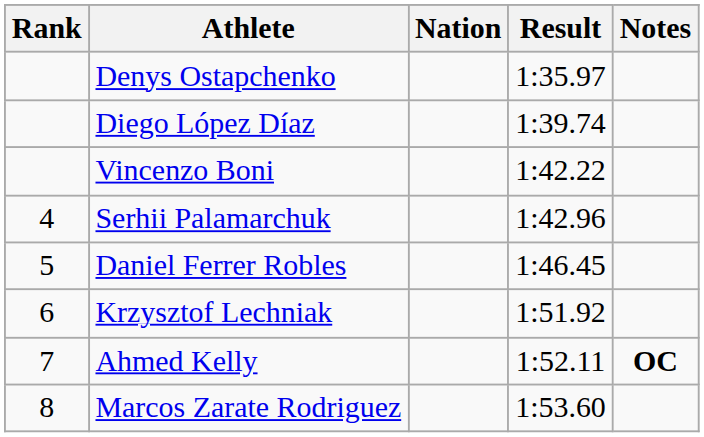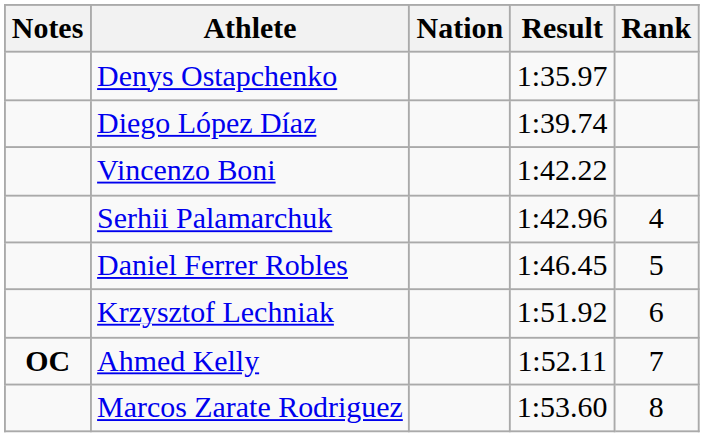columns swapped: (47, 28) <-> (655, 28)
